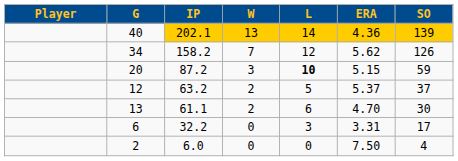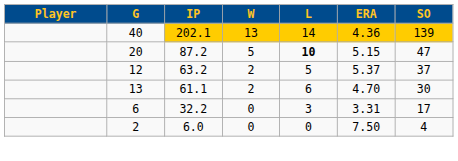- row: (136, 52)
(251, 70) 3 -> (251, 52) 5
(424, 70) 59 -> (424, 52) 47
